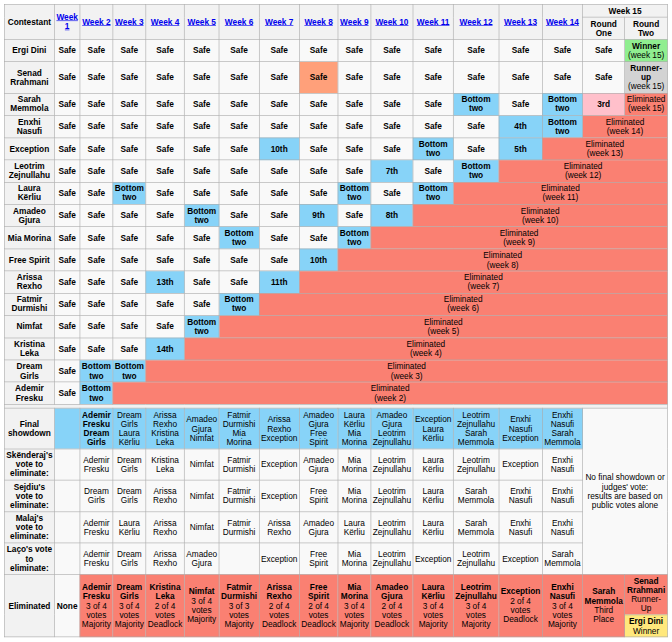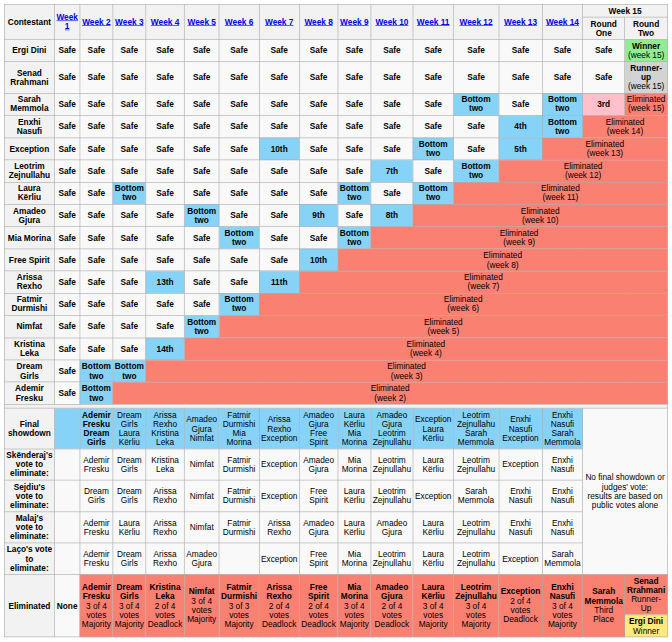(319, 77) lightsalmon background -> (319, 77) no background
(354, 496) Mia Morina -> (354, 496) Laura Kërliu
(433, 496) Laura Kërliu -> (433, 496) Exception
(392, 527) Leotrim Zejnullahu -> (392, 527) Amadeo Gjura
(476, 527) Sarah Memmola -> (476, 527) Leotrim Zejnullahu
(433, 558) Exception -> (433, 558) Laura Kërliu
